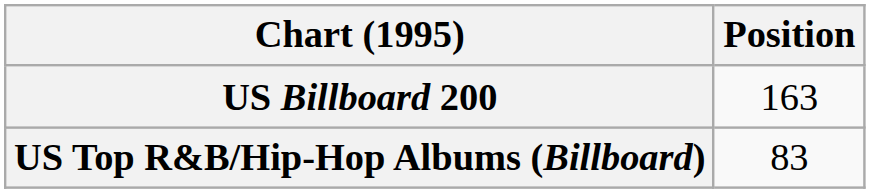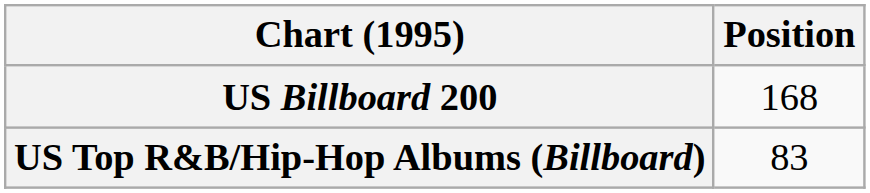(789, 95) 163 -> (789, 95) 168
